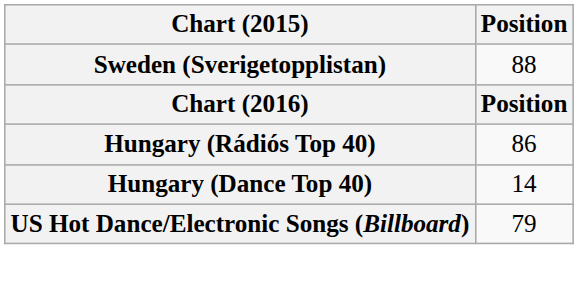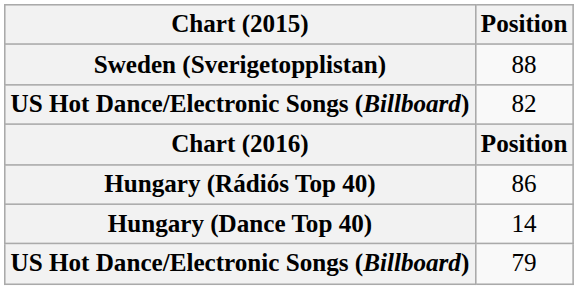+ row: (524, 104)
